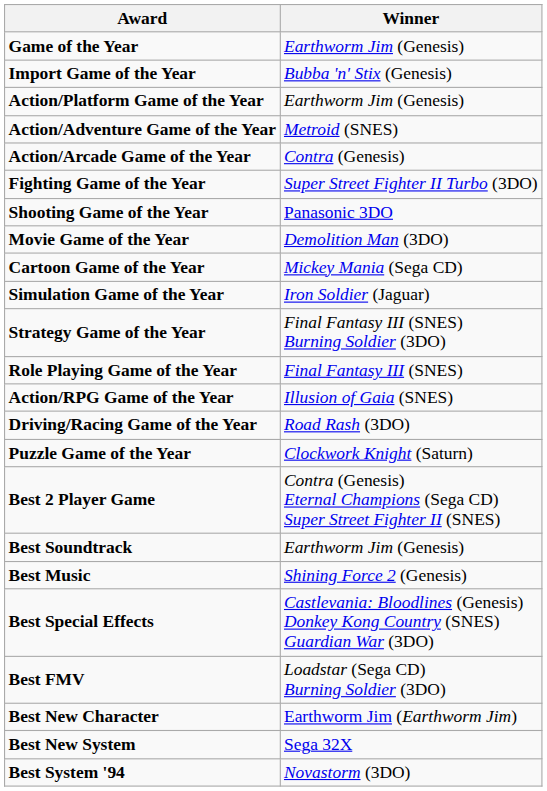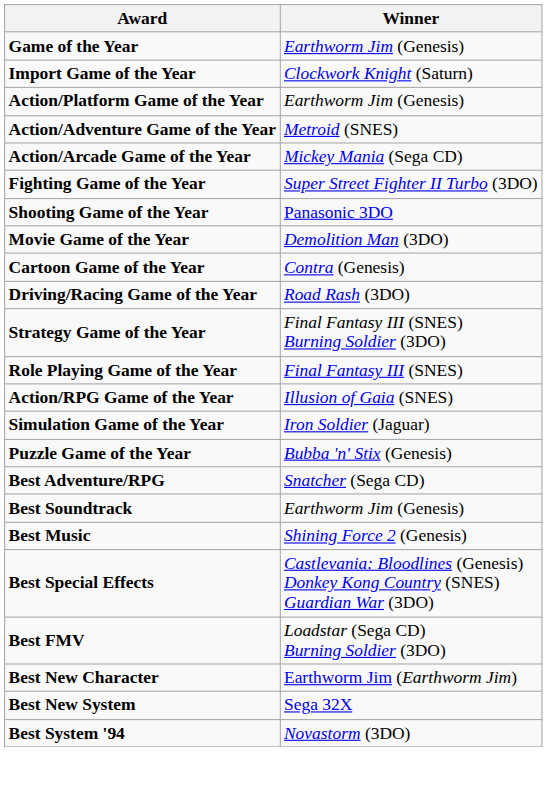(368, 73) Bubba 'n' Stix (Genesis) -> (378, 73) Clockwork Knight (Saturn)
(344, 156) Contra (Genesis) -> (373, 156) Mickey Mania (Sega CD)
(373, 267) Mickey Mania (Sega CD) -> (344, 267) Contra (Genesis)
rows swapped: (116, 294) <-> (133, 425)
(378, 452) Clockwork Knight (Saturn) -> (368, 452) Bubba 'n' Stix (Genesis)
+ row: (87, 480)
- row: (82, 500)
